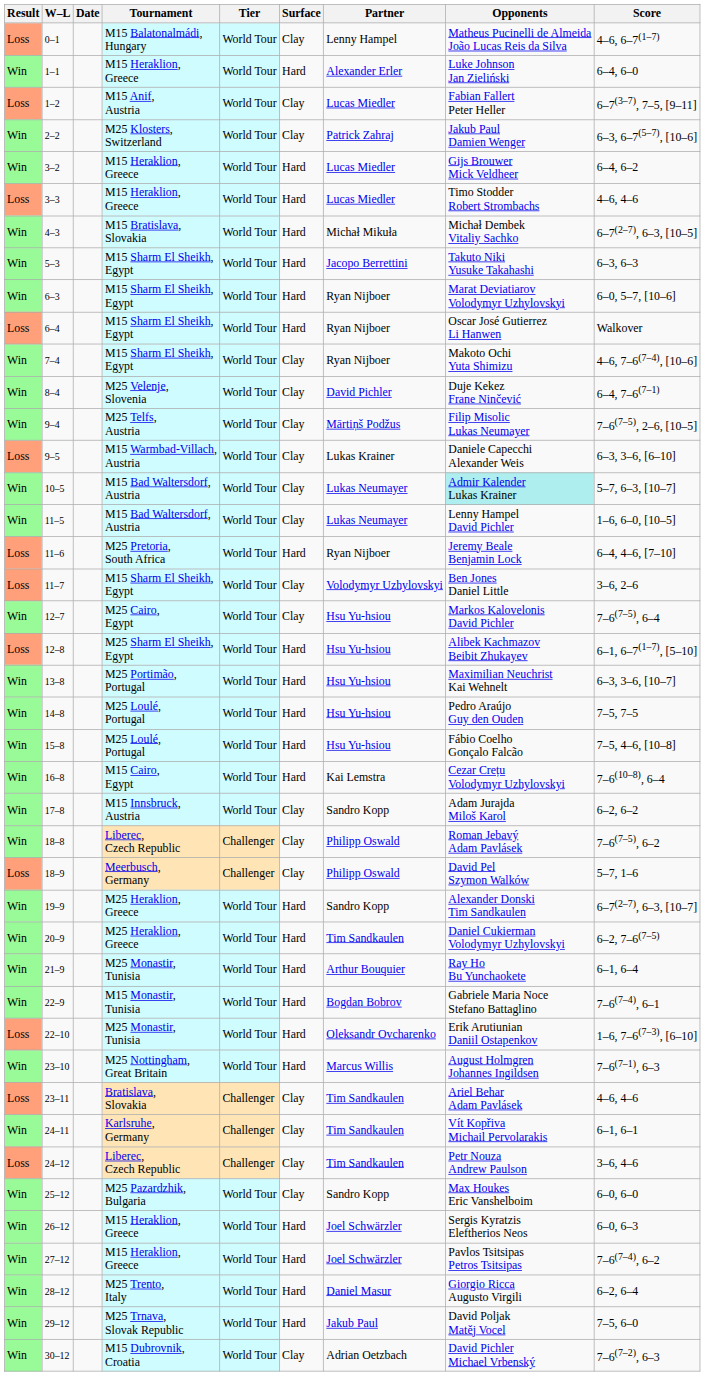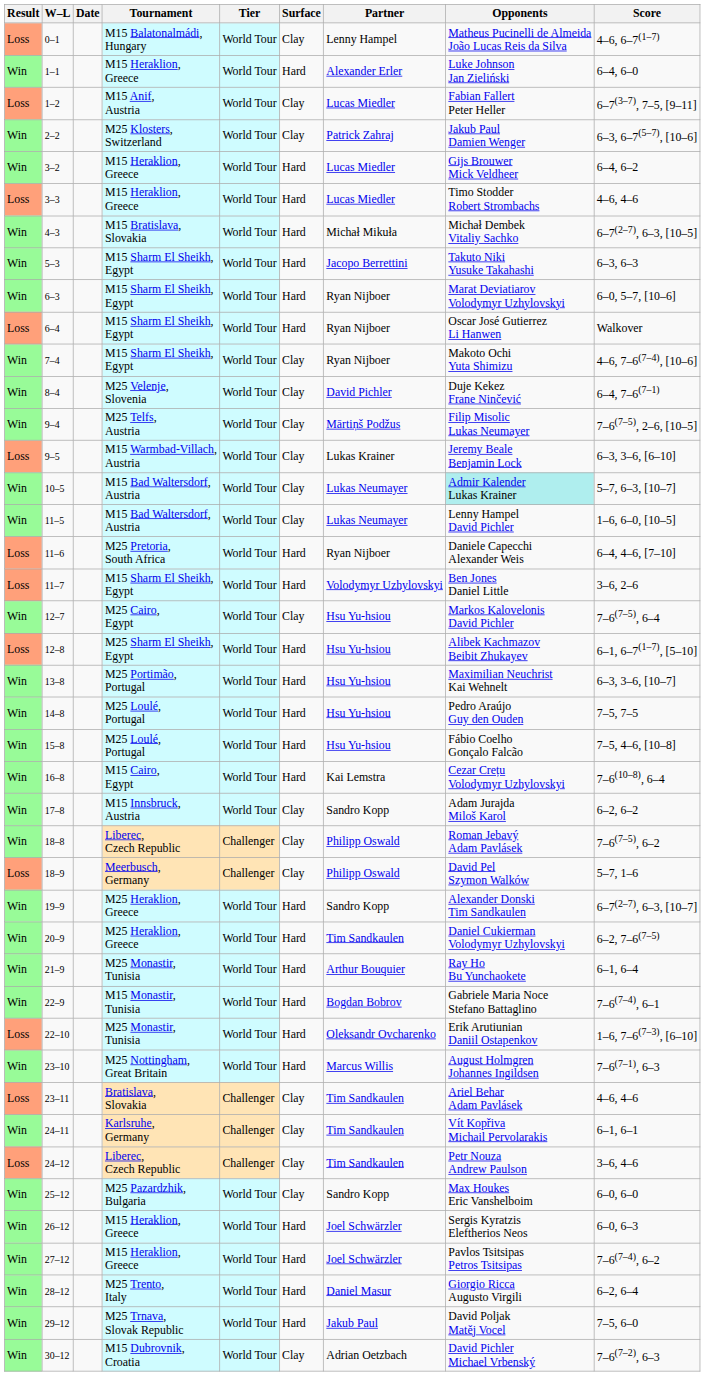(490, 456) Daniele Capecchi Alexander Weis -> (485, 456) Jeremy Beale Benjamin Lock
(485, 552) Jeremy Beale Benjamin Lock -> (490, 552) Daniele Capecchi Alexander Weis
(293, 584) Clay -> (294, 584) Hard
